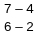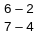rows swapped: (19, 8) <-> (19, 26)
